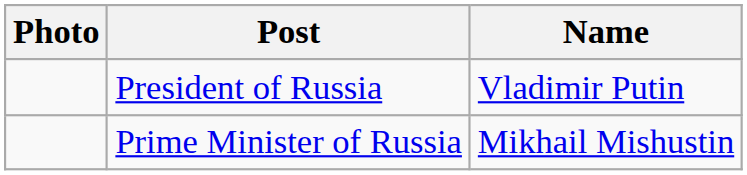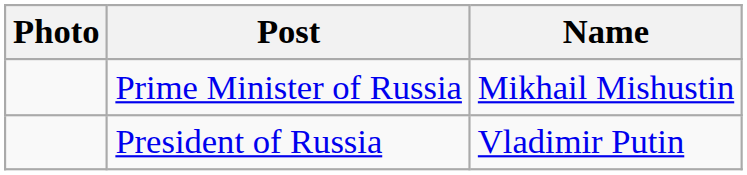rows swapped: (249, 86) <-> (289, 141)
